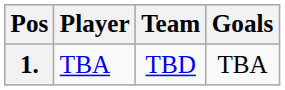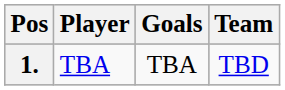columns swapped: (171, 24) <-> (243, 24)
